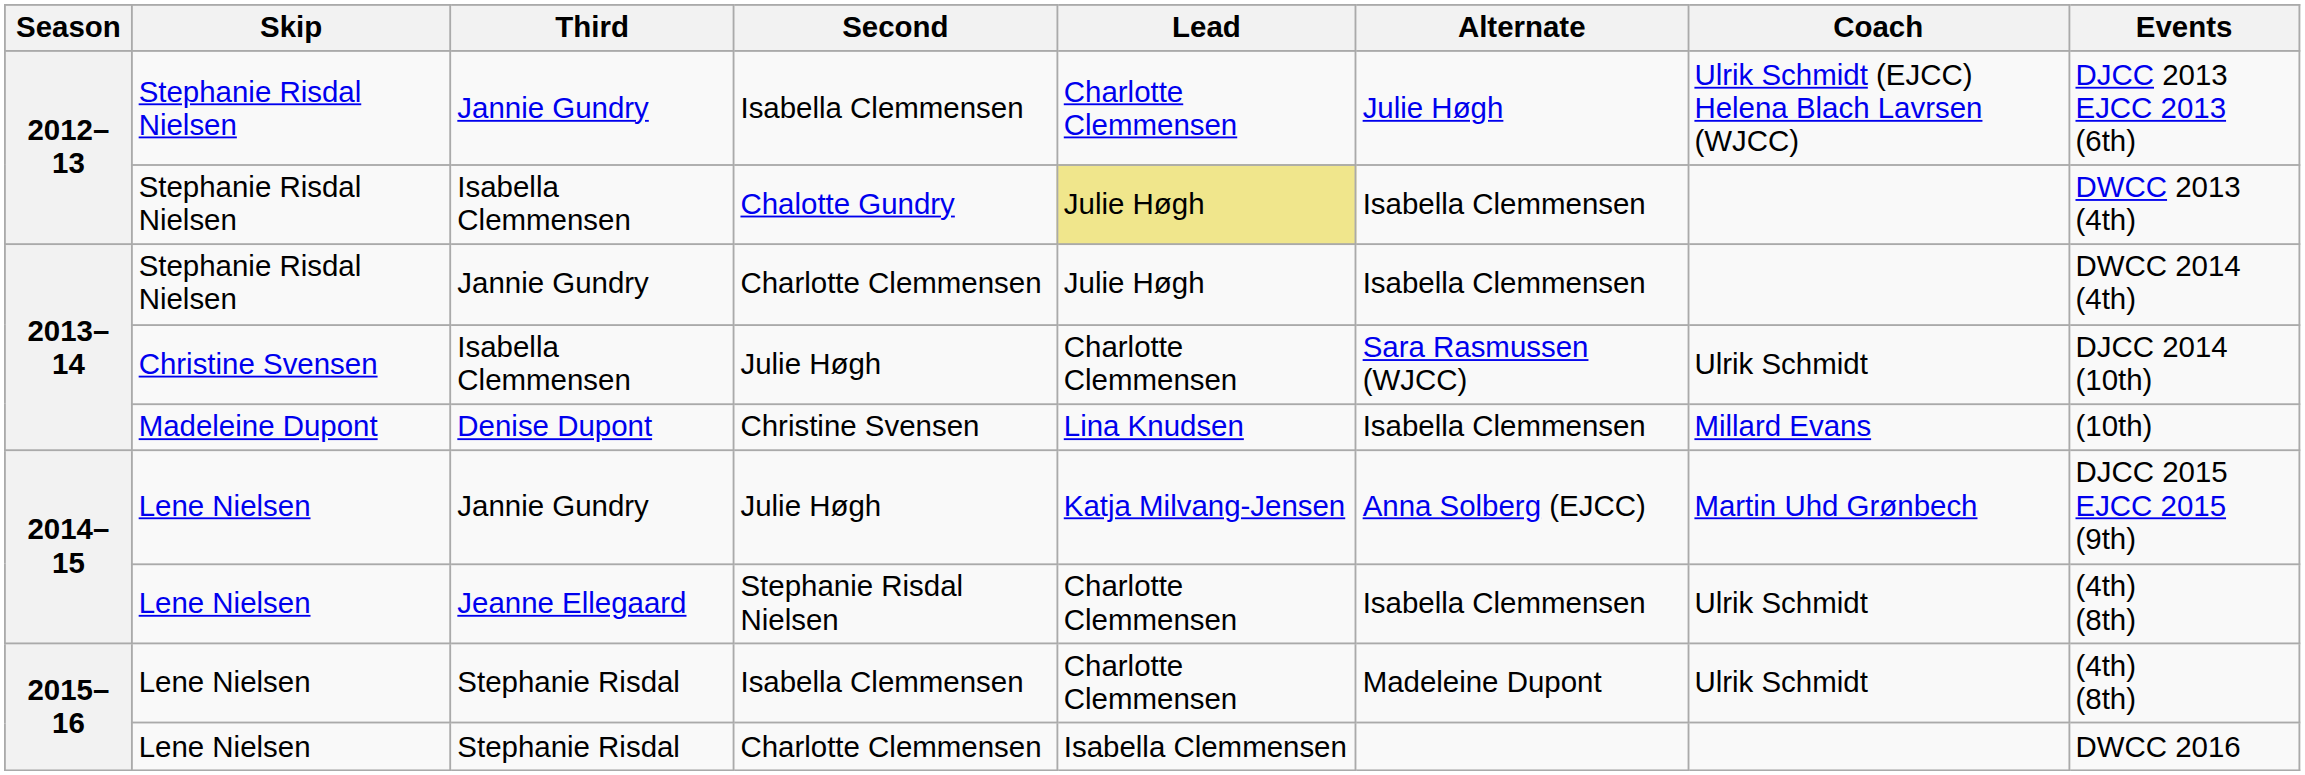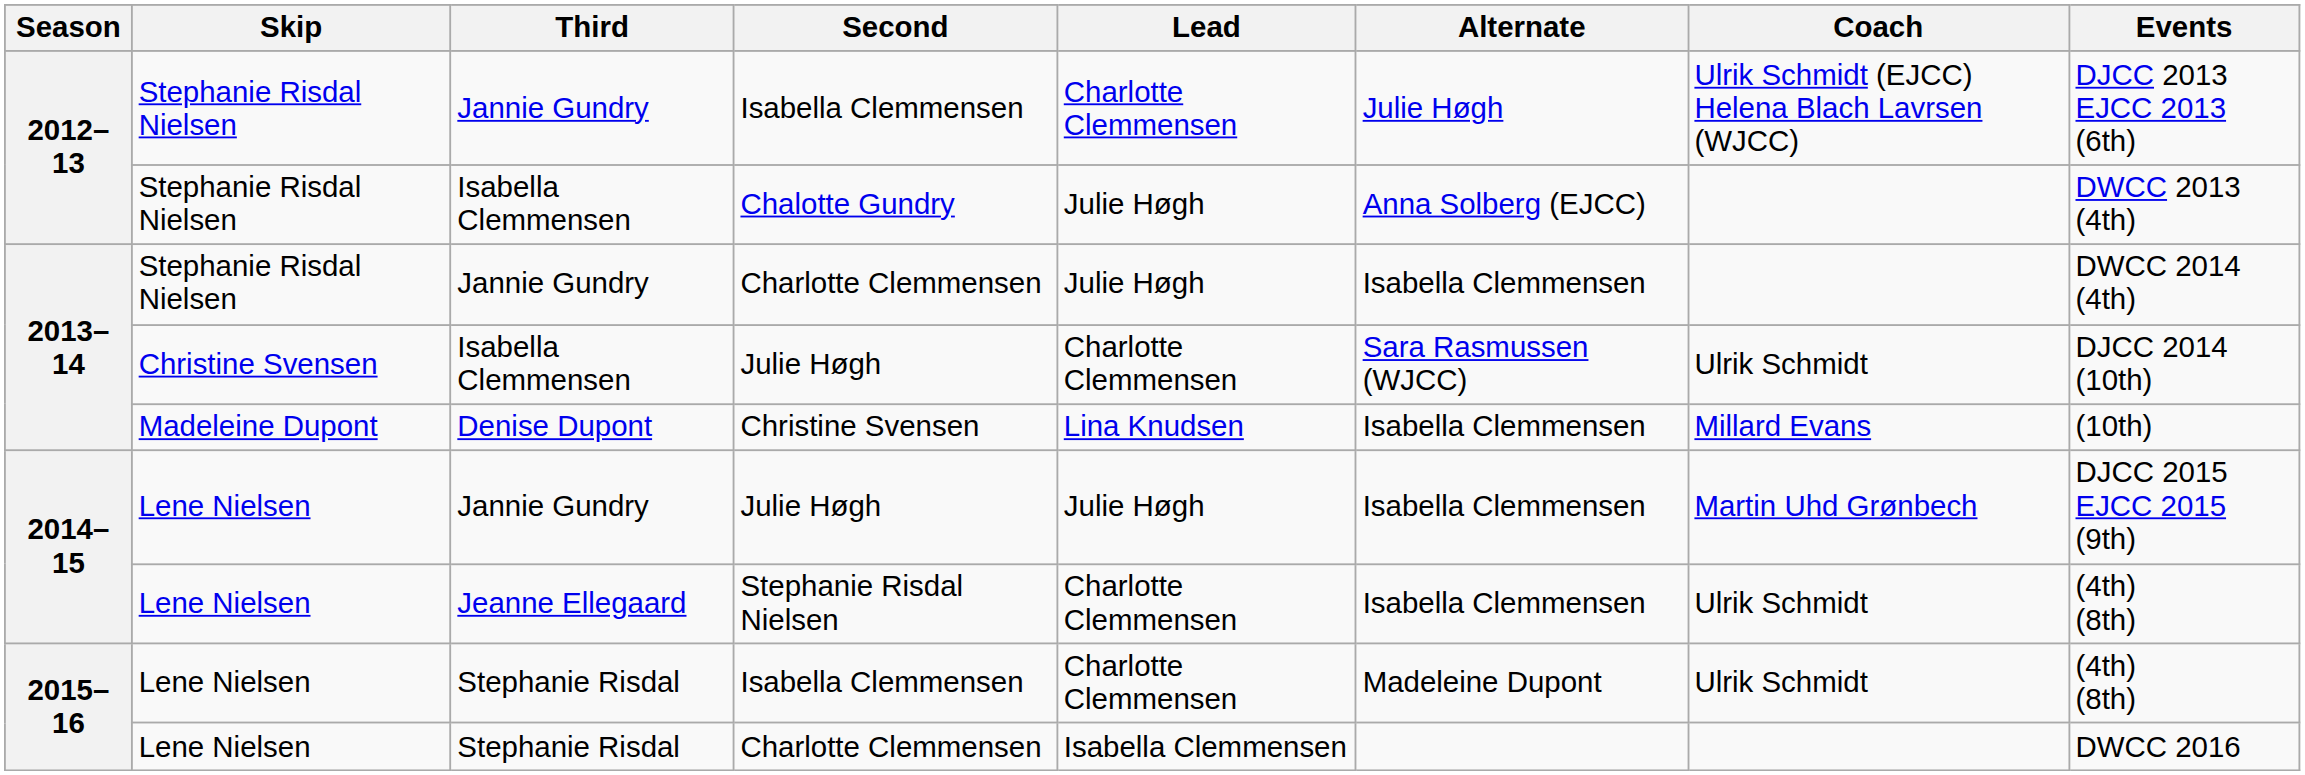(1134, 204) khaki background -> (1134, 204) no background
(1504, 204) Isabella Clemmensen -> (1504, 204) Anna Solberg (EJCC)
(1205, 506) Katja Milvang-Jensen -> (1134, 506) Julie Høgh
(1504, 506) Anna Solberg (EJCC) -> (1504, 506) Isabella Clemmensen
